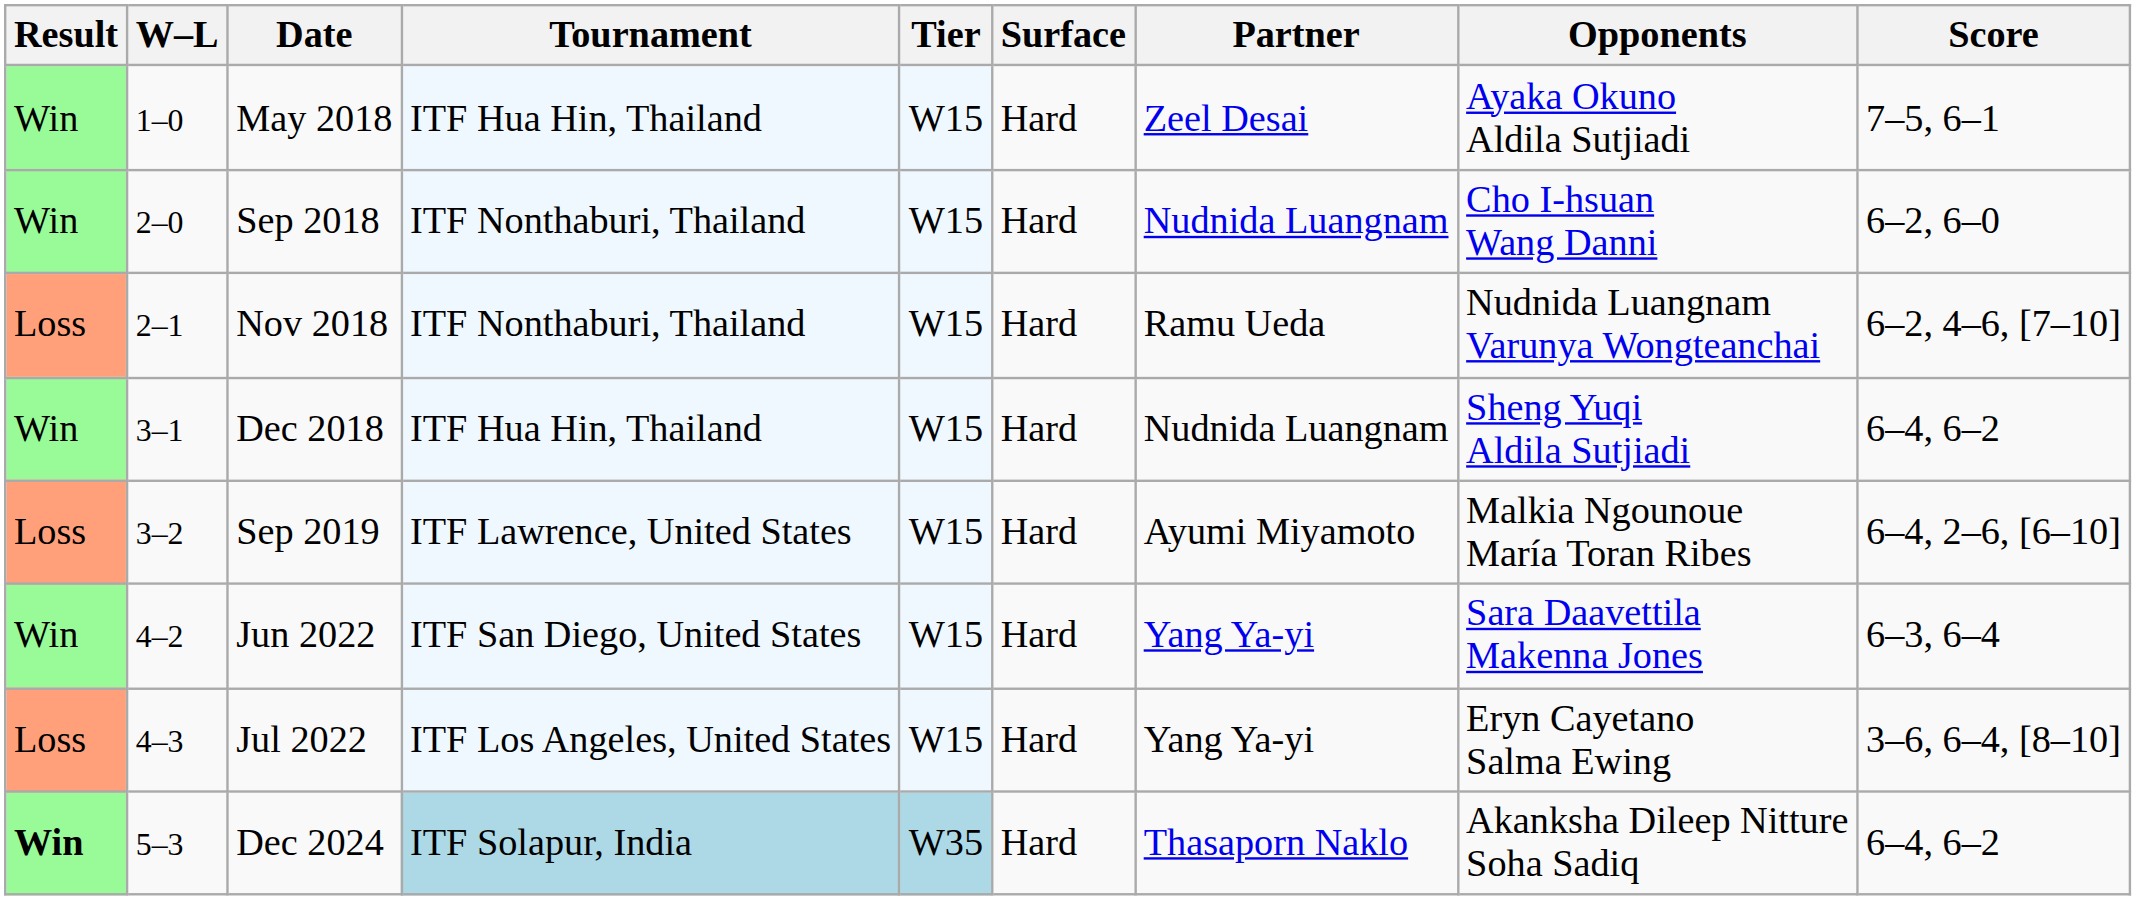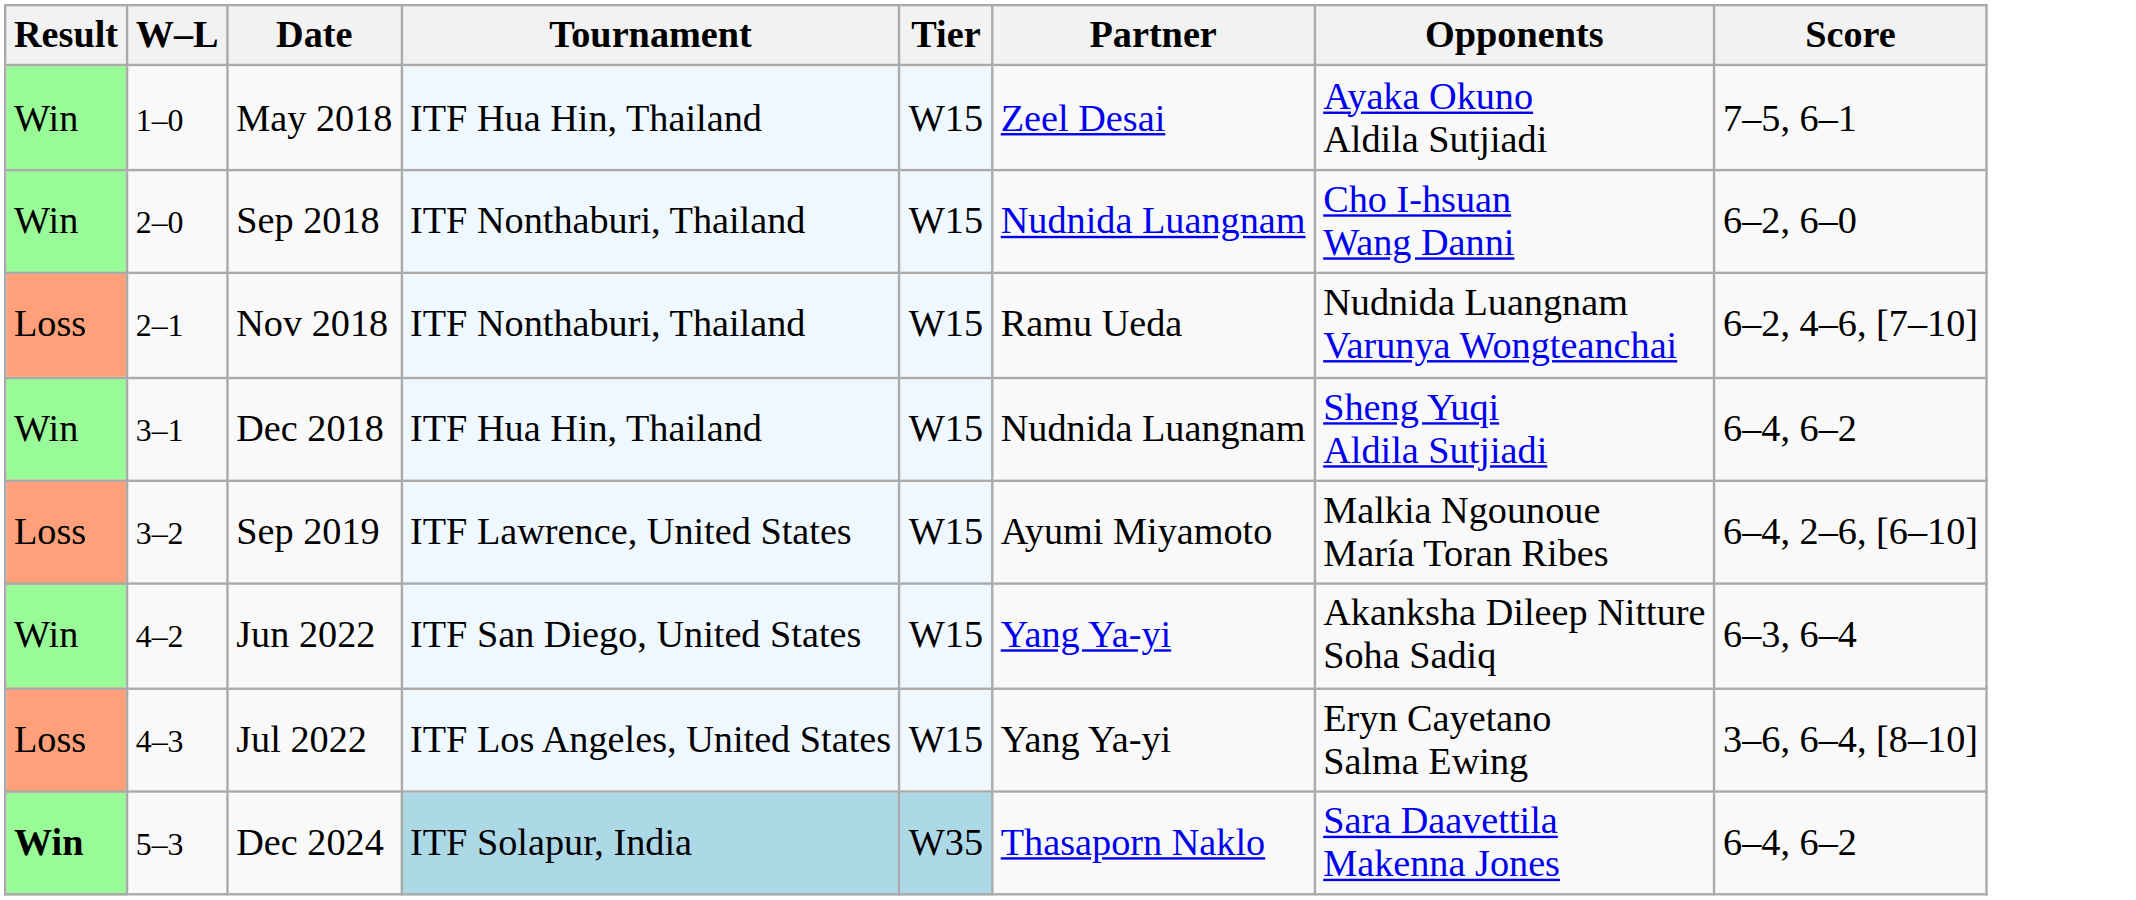- column: (1063, 34)
(1585, 635) Sara Daavettila Makenna Jones -> (1514, 635) Akanksha Dileep Nitture Soha Sadiq
(1657, 842) Akanksha Dileep Nitture Soha Sadiq -> (1442, 842) Sara Daavettila Makenna Jones
